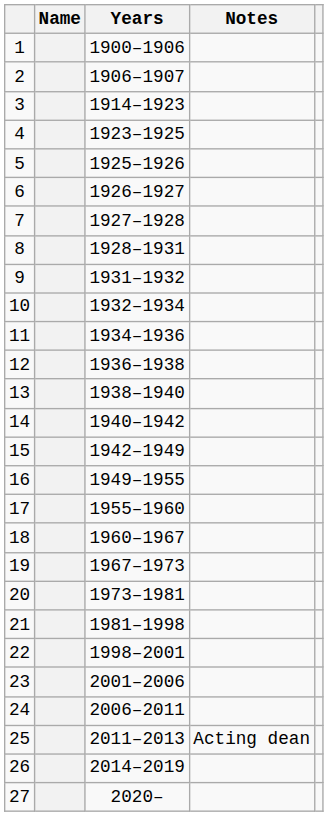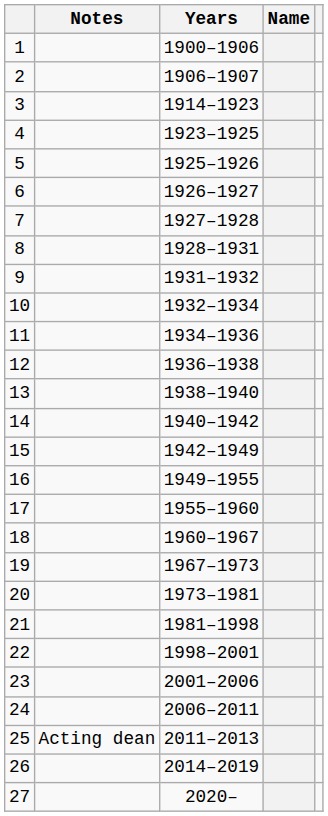columns swapped: (60, 19) <-> (252, 19)
